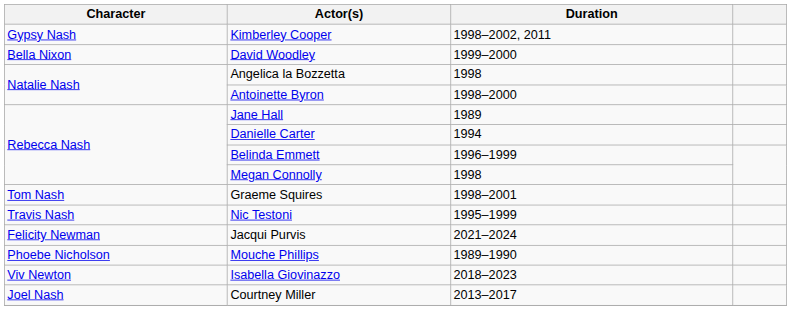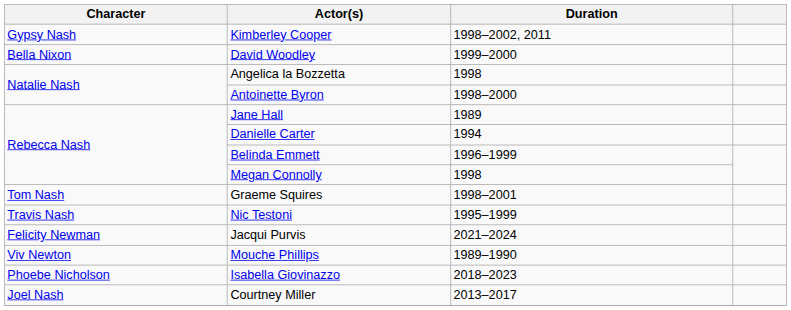(59, 255) Phoebe Nicholson -> (39, 255) Viv Newton
(39, 275) Viv Newton -> (59, 275) Phoebe Nicholson
